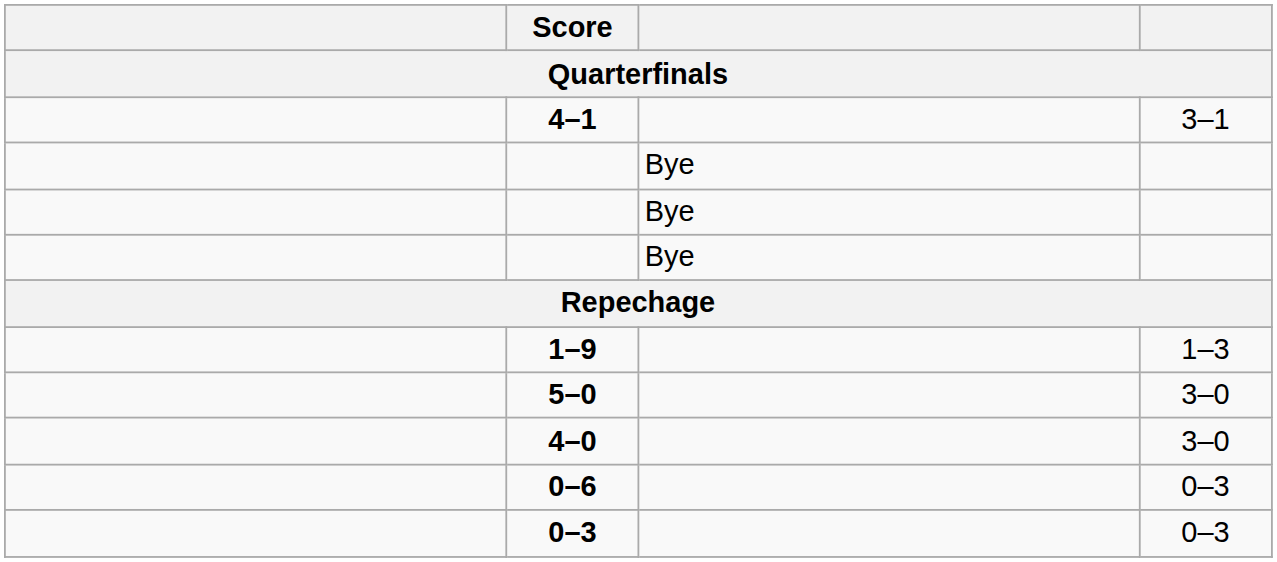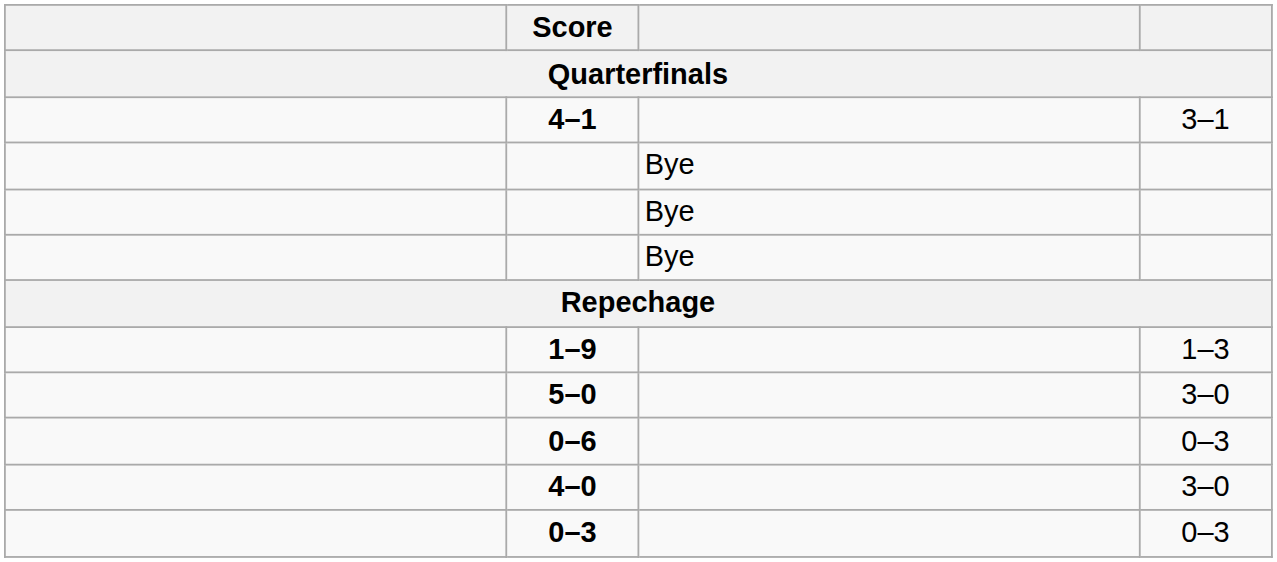rows swapped: (572, 486) <-> (572, 440)
